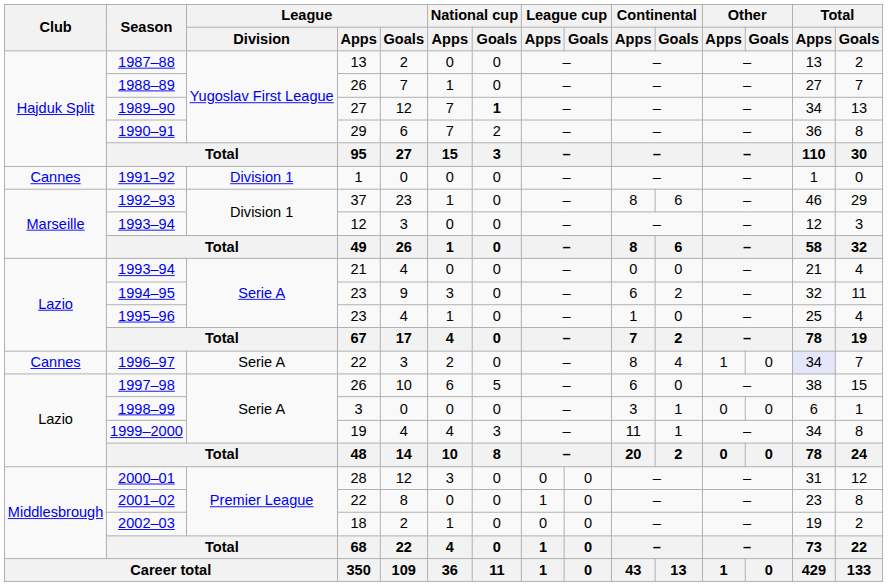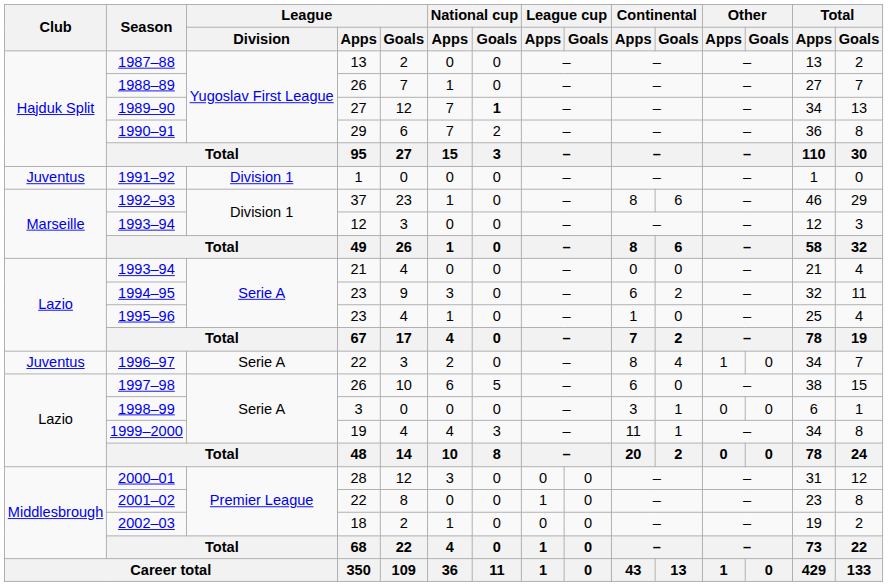(56, 177) Cannes -> (56, 177) Juventus
(56, 362) Cannes -> (56, 362) Juventus
(814, 362) lavender background -> (814, 362) no background
